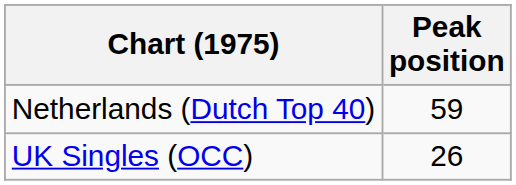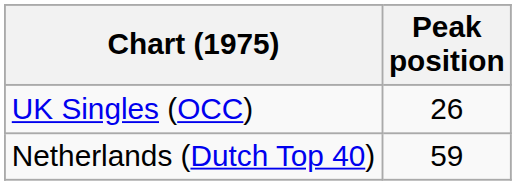rows swapped: (193, 108) <-> (133, 155)
